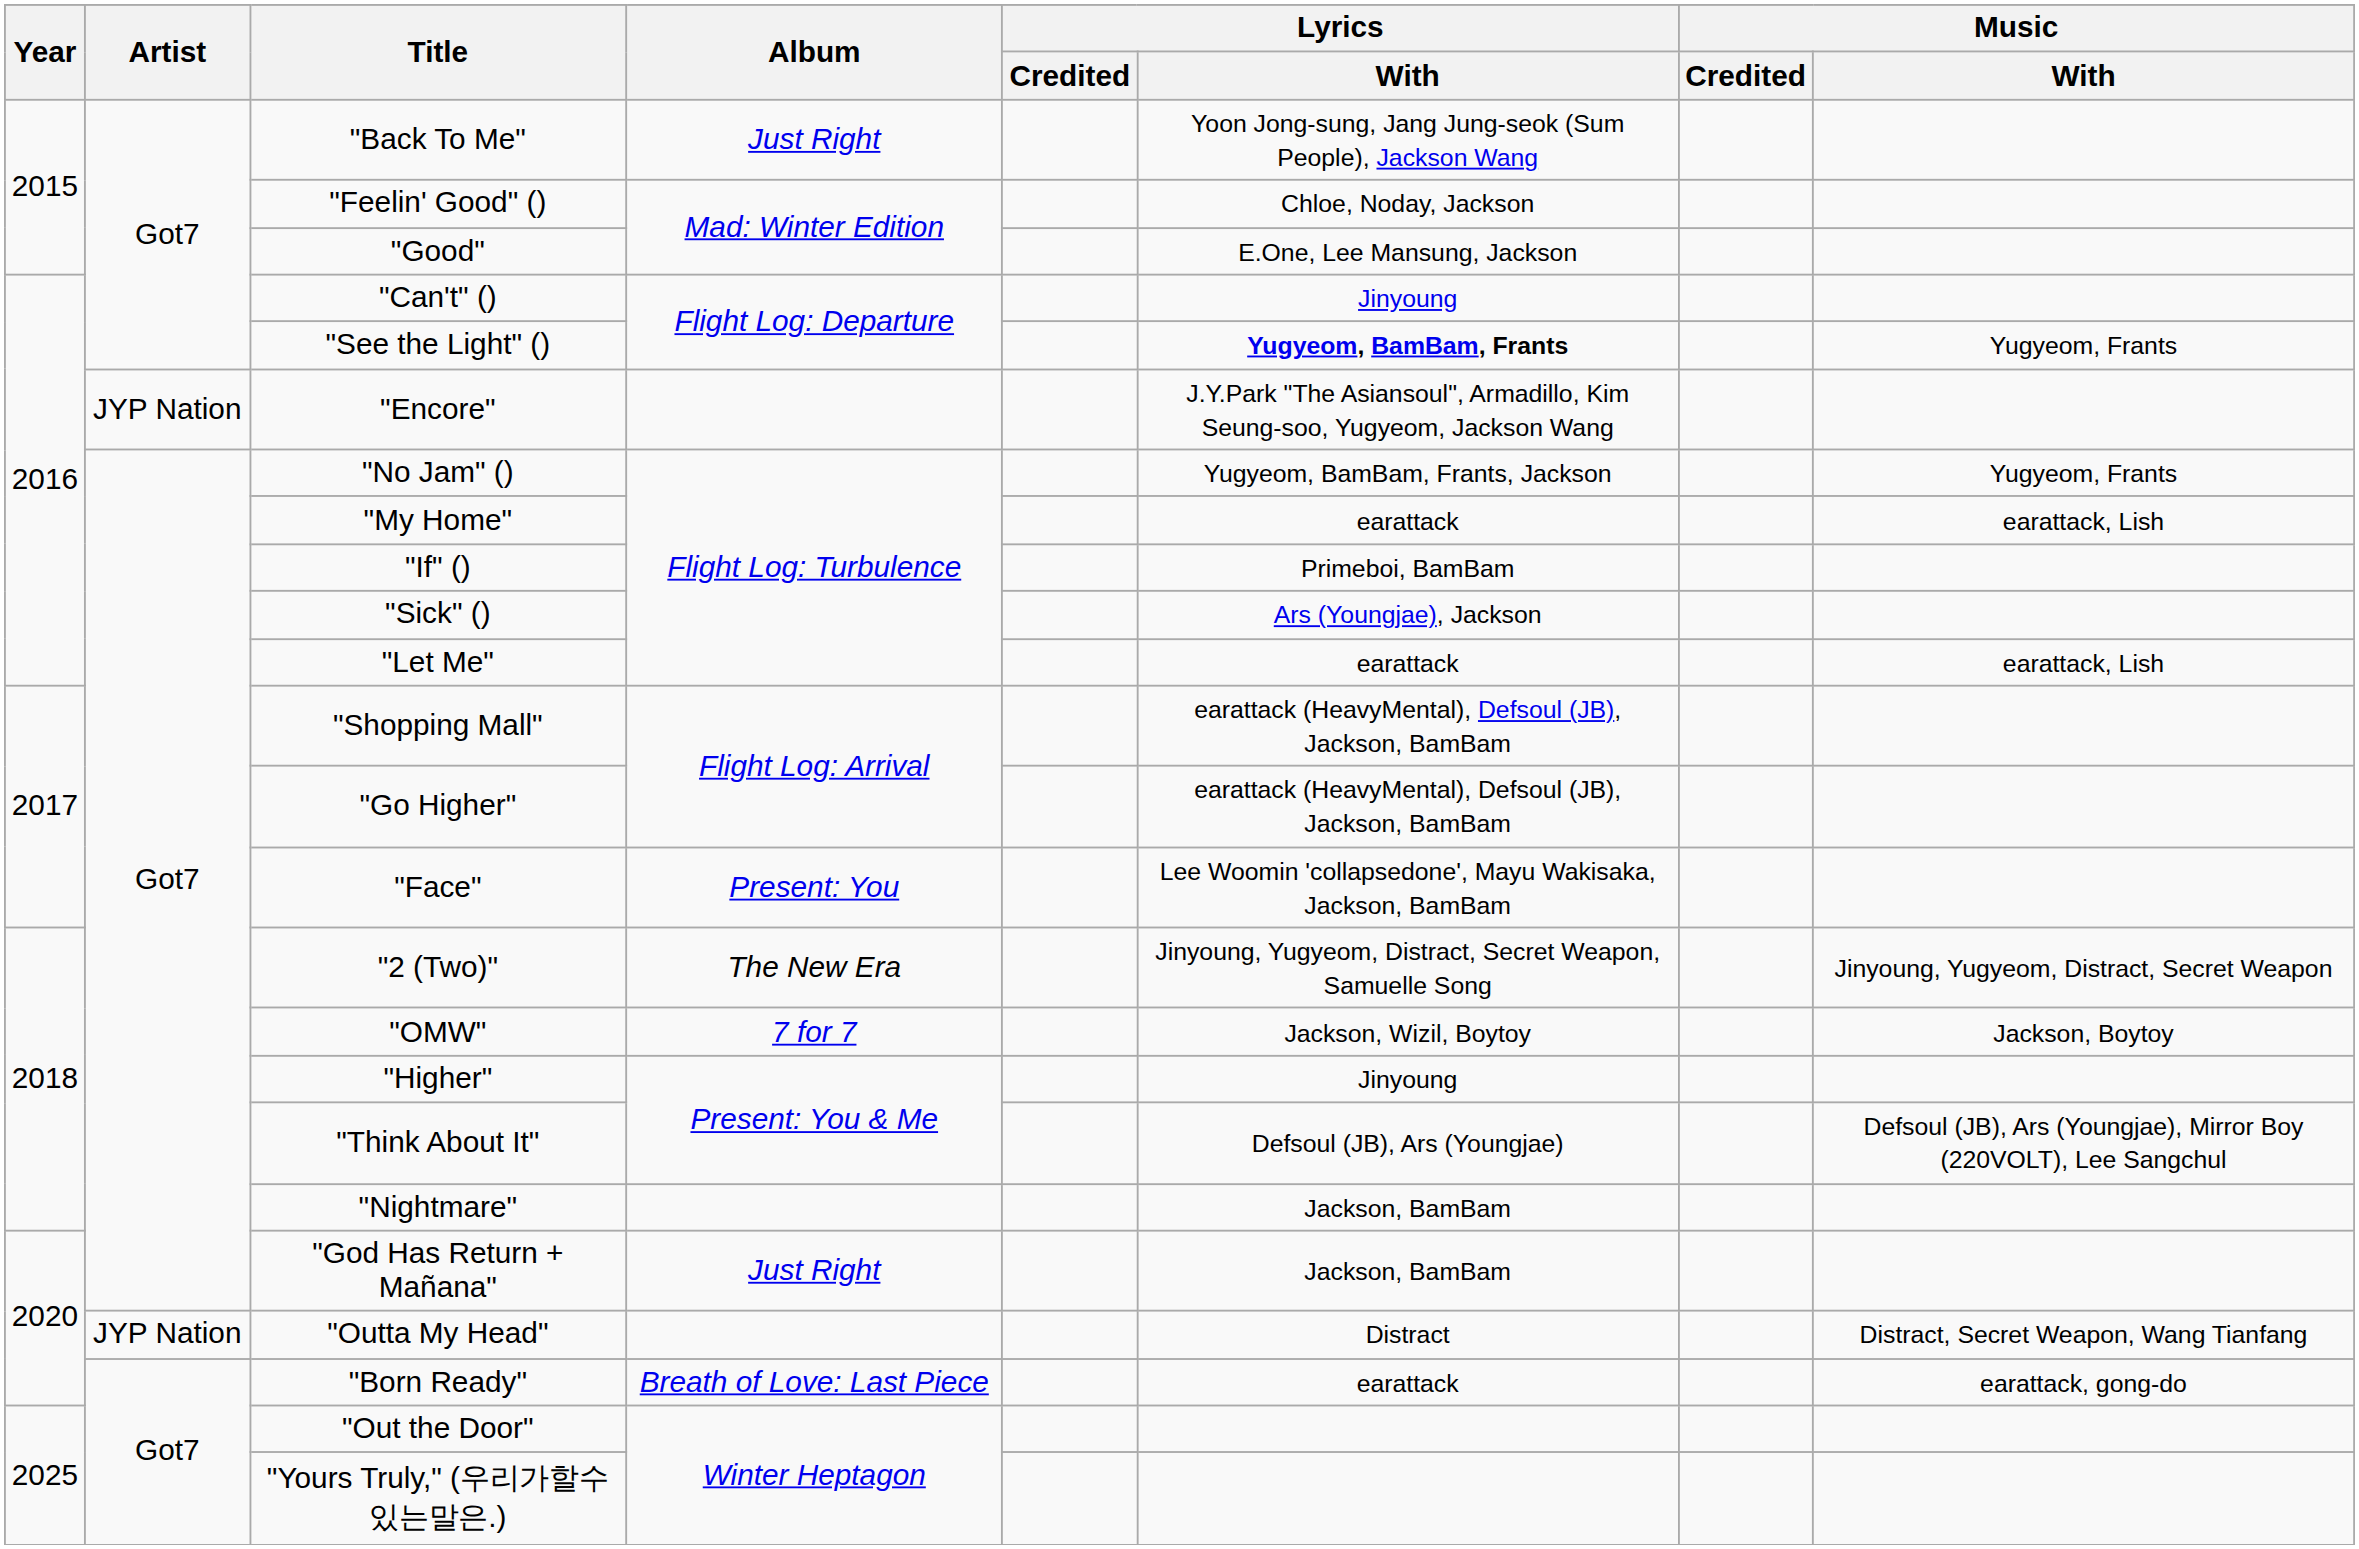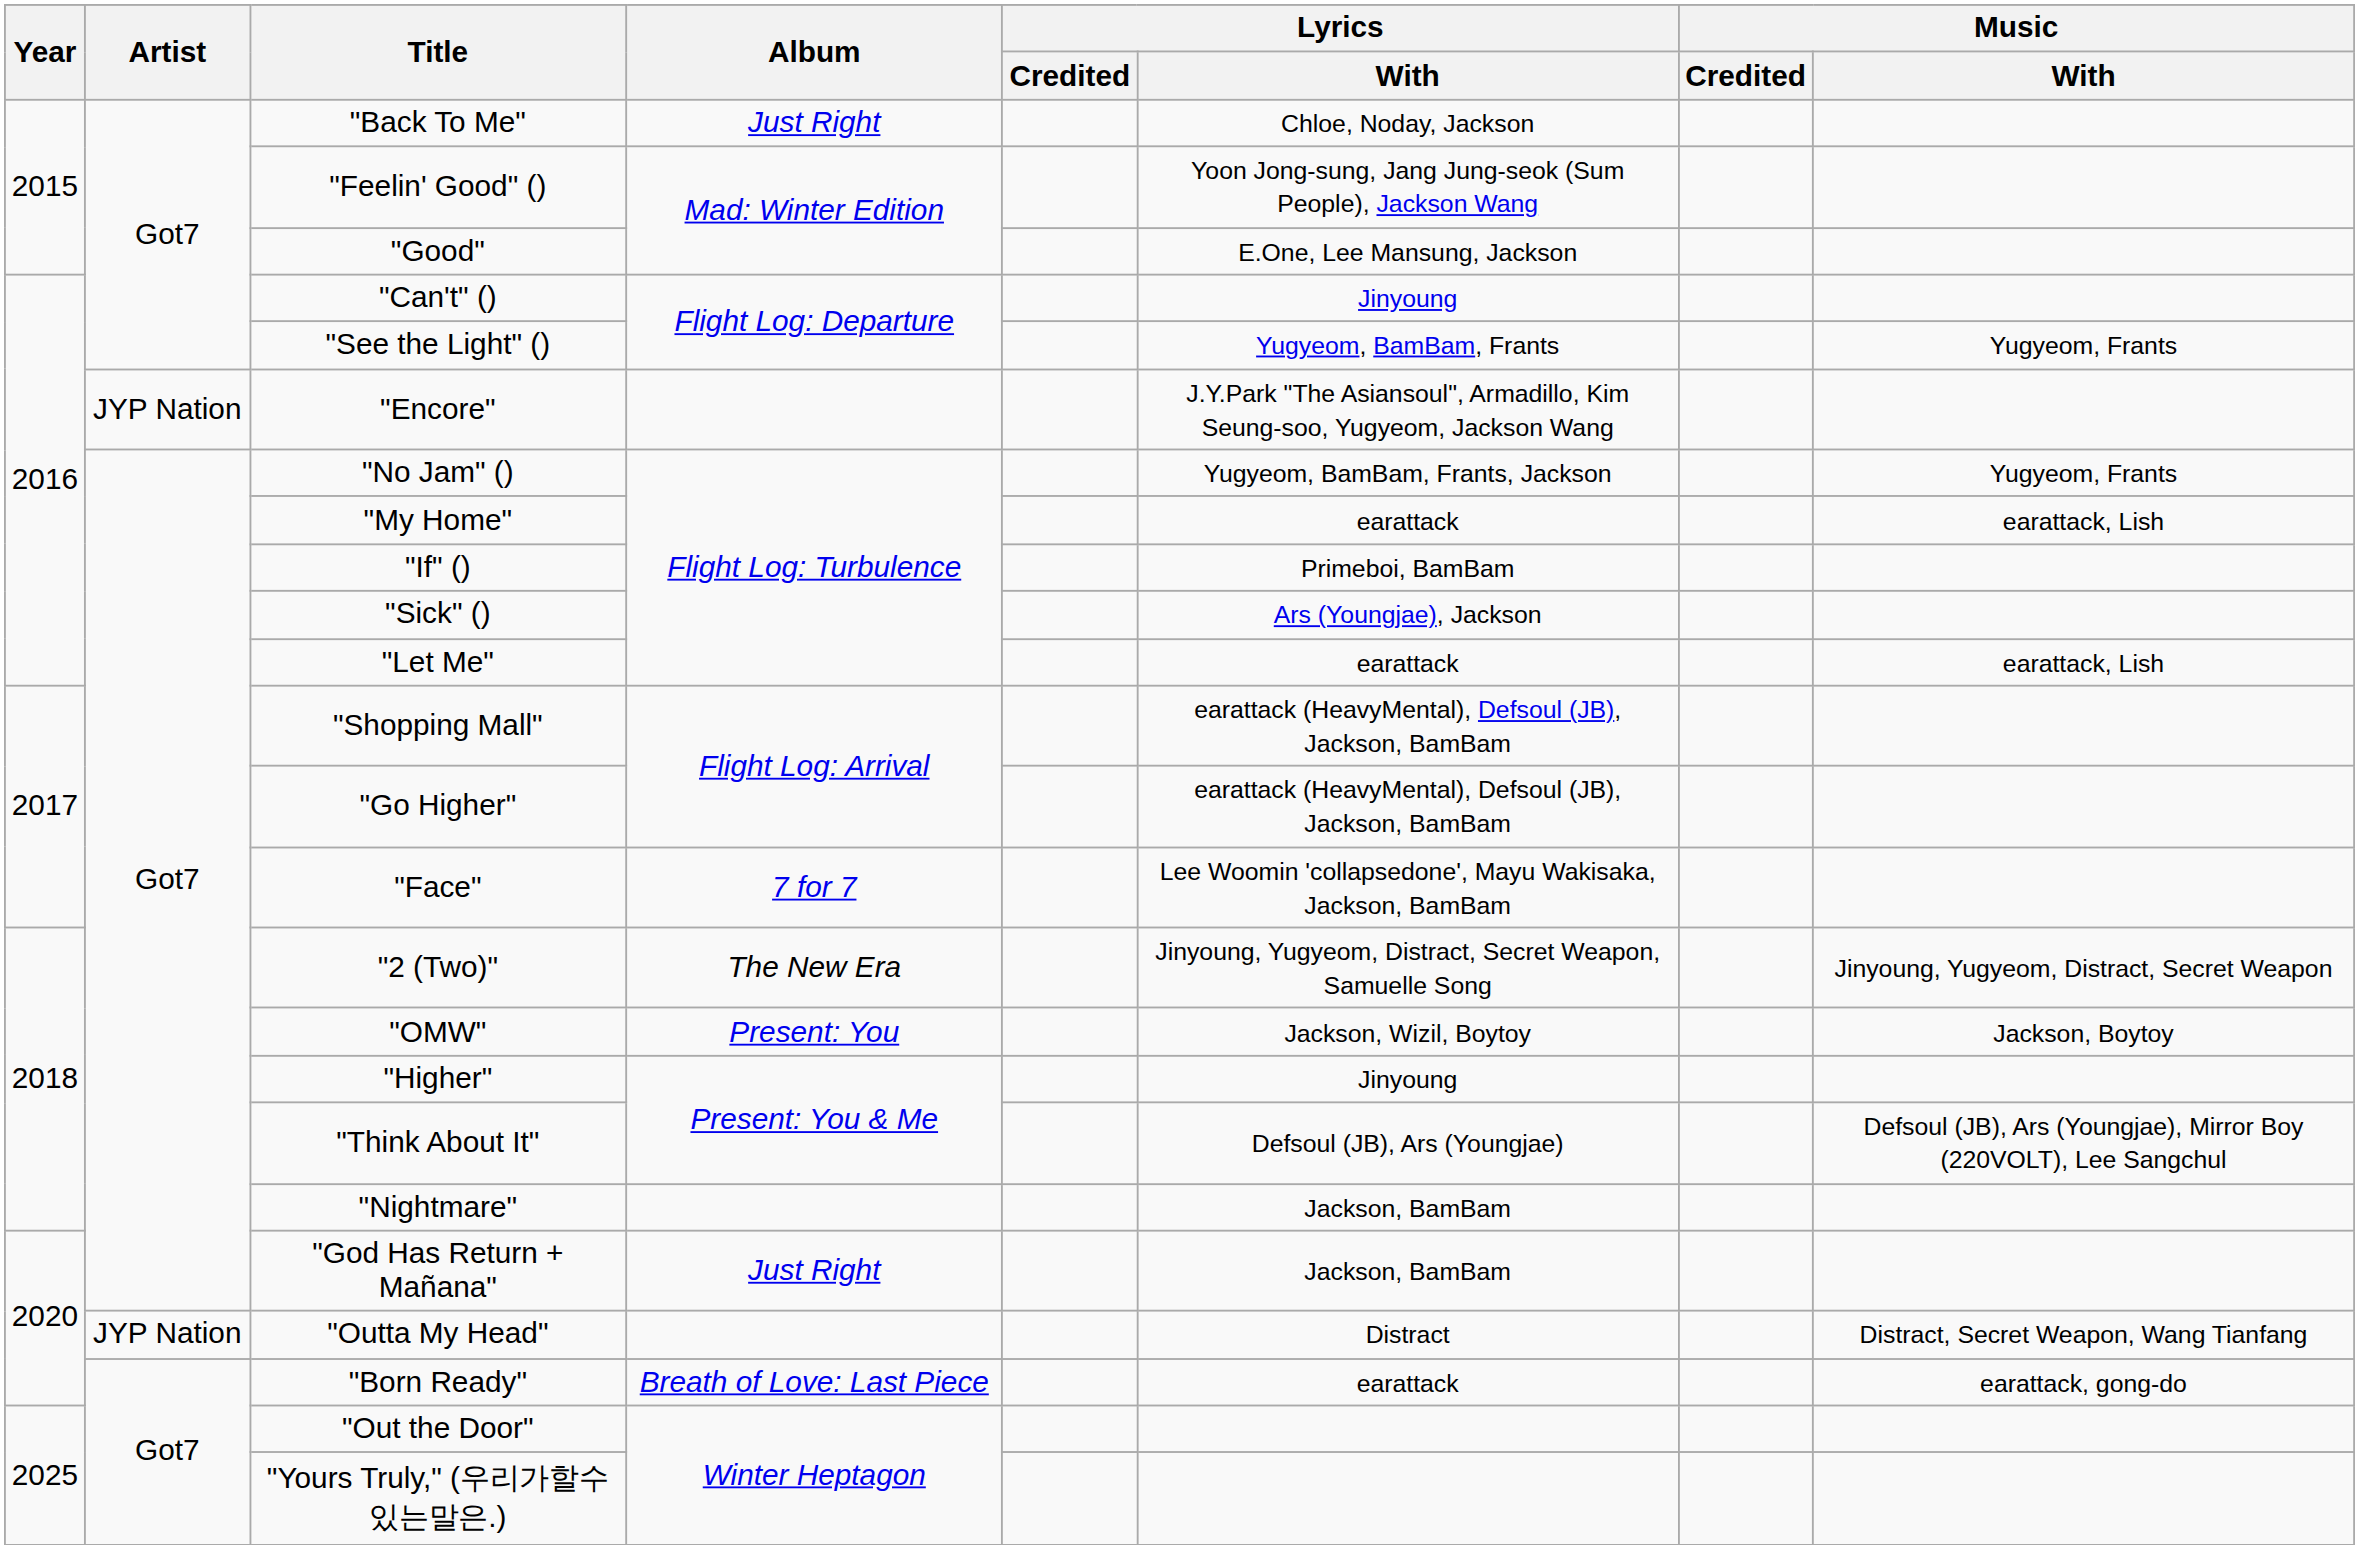(1408, 141) Yoon Jong-sung, Jang Jung-seok (Sum People), Jackson Wang -> (1408, 124) Chloe, Noday, Jackson
(1408, 205) Chloe, Noday, Jackson -> (1408, 188) Yoon Jong-sung, Jang Jung-seok (Sum People), Jackson Wang
(1408, 344) bold -> (1408, 346) normal
(814, 886) Present: You -> (814, 886) 7 for 7
(814, 1031) 7 for 7 -> (814, 1031) Present: You
